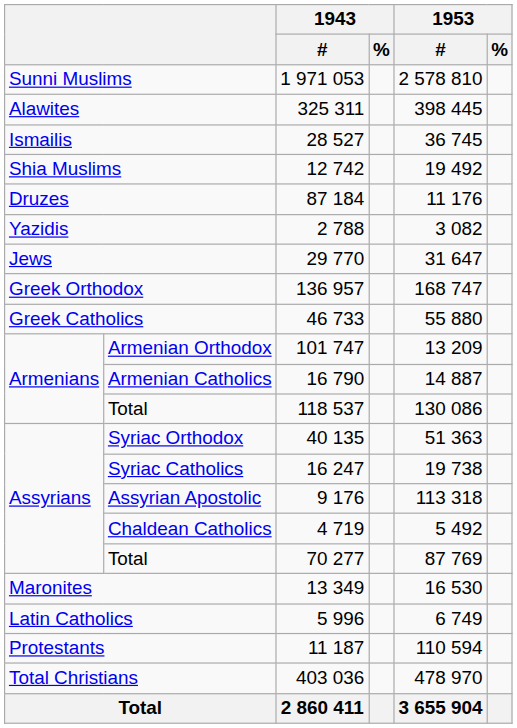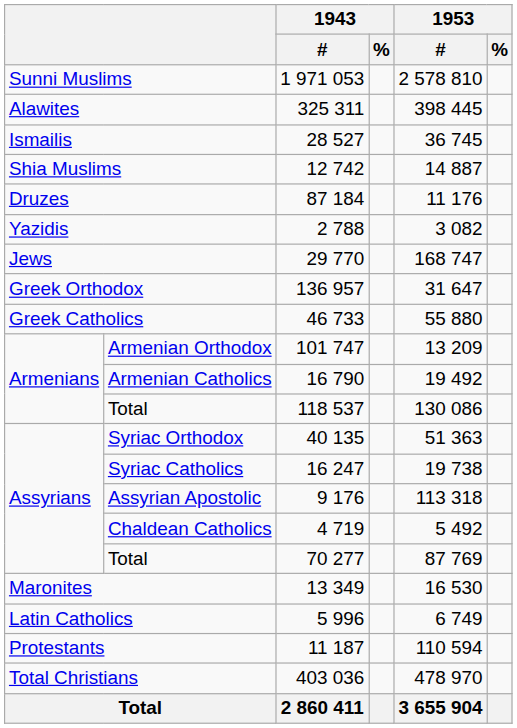(454, 169) 19 492 -> (454, 169) 14 887
(454, 259) 31 647 -> (448, 259) 168 747
(448, 288) 168 747 -> (454, 288) 31 647
(454, 378) 14 887 -> (454, 378) 19 492
